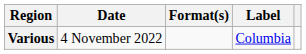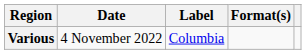columns swapped: (199, 15) <-> (263, 15)
